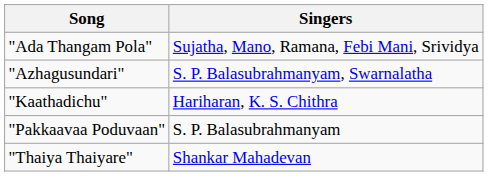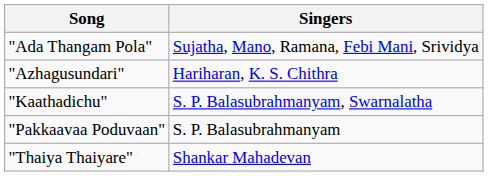(303, 74) S. P. Balasubrahmanyam, Swarnalatha -> (255, 74) Hariharan, K. S. Chithra
(255, 102) Hariharan, K. S. Chithra -> (303, 102) S. P. Balasubrahmanyam, Swarnalatha
